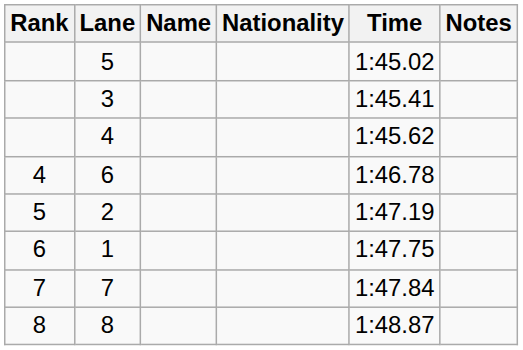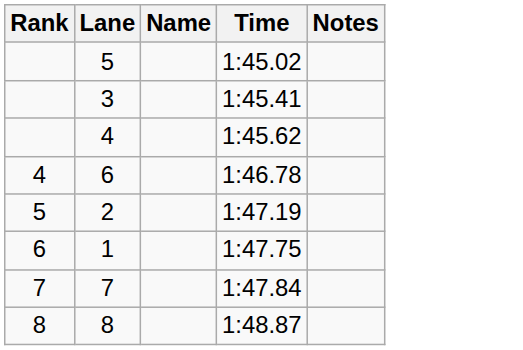- column: (283, 23)
